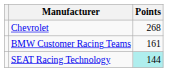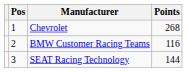+ column: (18, 12)
(154, 44) 161 -> (173, 44) 116
(154, 59) paleturquoise background -> (172, 59) no background
